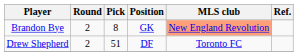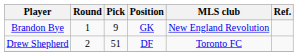(87, 28) 2 -> (87, 28) 1
(116, 28) 8 -> (116, 28) 9
(219, 28) lightsalmon background -> (219, 28) no background
